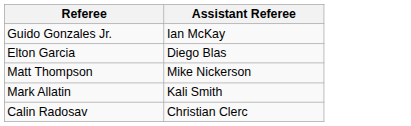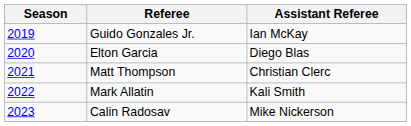+ column: (46, 14)
(209, 72) Mike Nickerson -> (290, 72) Christian Clerc
(207, 111) Christian Clerc -> (292, 111) Mike Nickerson
